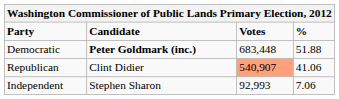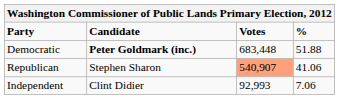(117, 67) Clint Didier -> (125, 67) Stephen Sharon
(125, 85) Stephen Sharon -> (117, 85) Clint Didier
